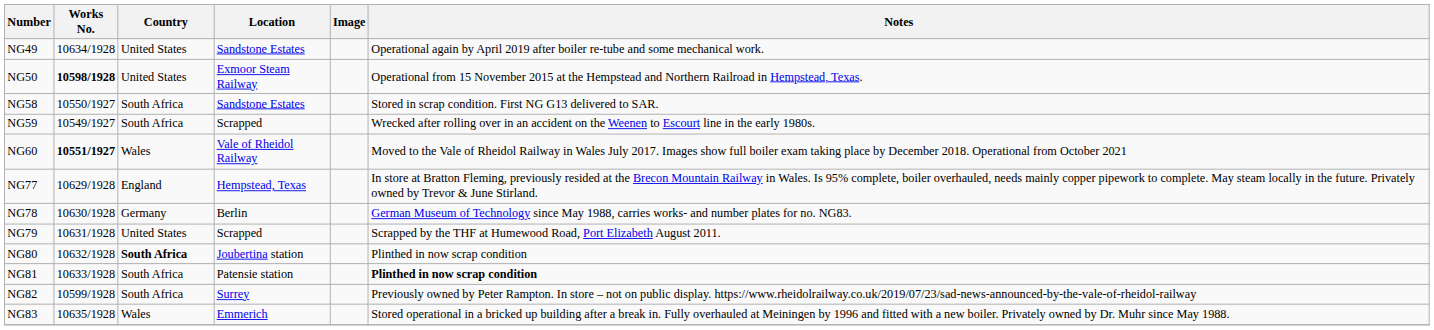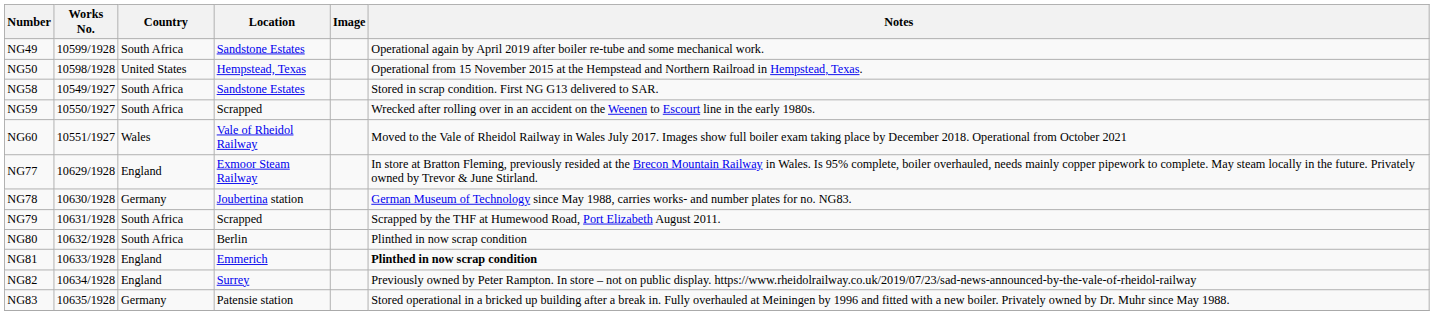(86, 49) 10634/1928 -> (86, 49) 10599/1928
(154, 49) United States -> (152, 49) South Africa
(86, 76) bold -> (86, 69) normal
(253, 76) Exmoor Steam Railway -> (261, 69) Hempstead, Texas
(86, 103) 10550/1927 -> (86, 89) 10549/1927
(86, 124) 10549/1927 -> (86, 109) 10550/1927
(86, 151) bold -> (86, 137) normal
(261, 186) Hempstead, Texas -> (253, 171) Exmoor Steam Railway
(232, 213) Berlin -> (260, 199) Joubertina station
(154, 233) United States -> (152, 219) South Africa
(154, 253) bold -> (152, 239) normal
(260, 253) Joubertina station -> (232, 239) Berlin
(152, 274) South Africa -> (141, 259) England
(255, 274) Patensie station -> (242, 259) Emmerich
(86, 294) 10599/1928 -> (86, 279) 10634/1928
(152, 294) South Africa -> (141, 279) England
(136, 314) Wales -> (144, 300) Germany
(242, 314) Emmerich -> (255, 300) Patensie station
